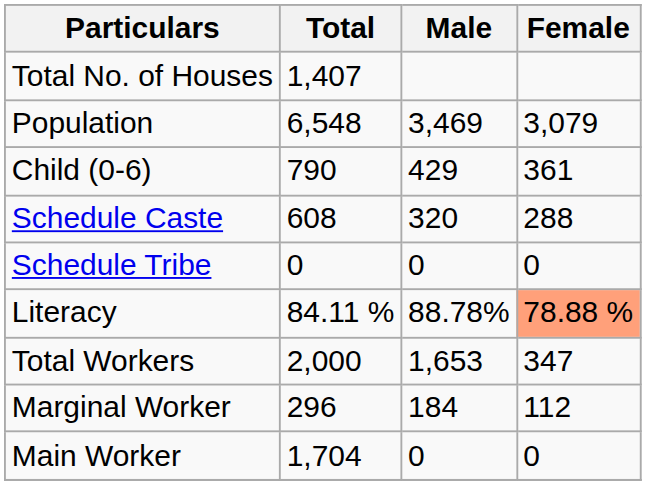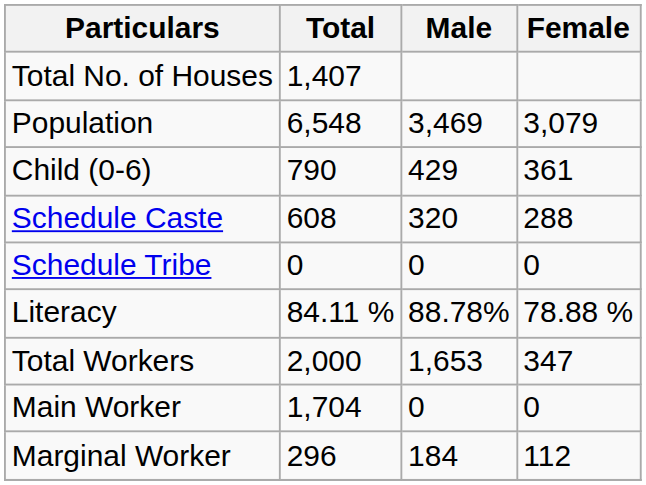(578, 312) lightsalmon background -> (578, 312) no background
rows swapped: (96, 455) <-> (121, 407)
